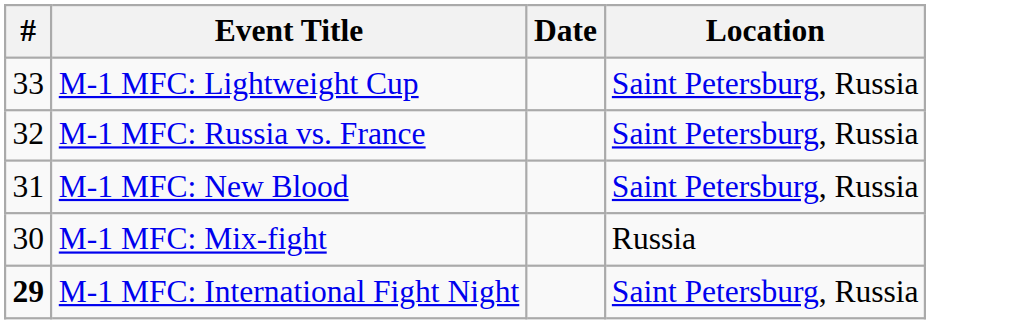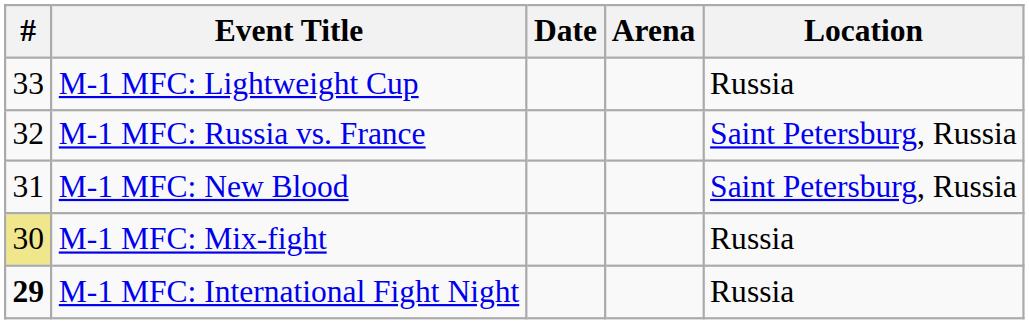+ column: (654, 30)
(765, 82) Saint Petersburg, Russia -> (752, 82) Russia
(28, 238) no background -> (28, 238) khaki background
(765, 290) Saint Petersburg, Russia -> (752, 290) Russia
